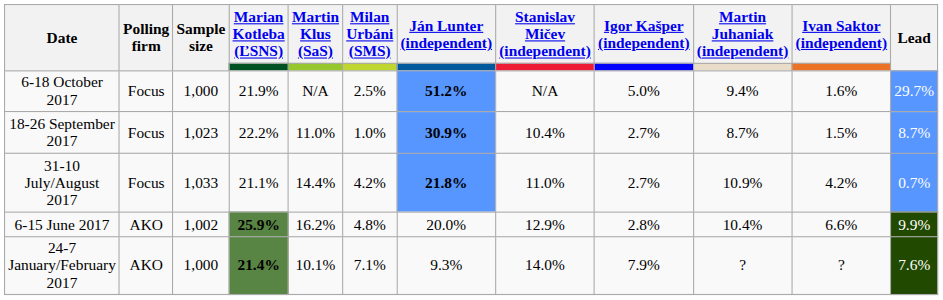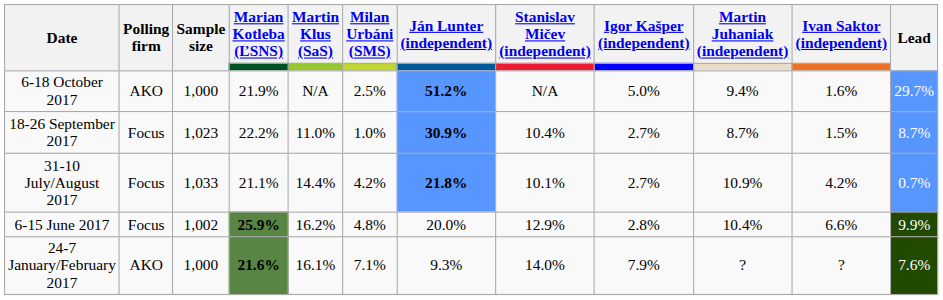(146, 91) Focus -> (146, 91) AKO
(545, 183) 11.0% -> (545, 183) 10.1%
(146, 224) AKO -> (146, 224) Focus
(259, 266) 21.4% -> (259, 266) 21.6%
(315, 266) 10.1% -> (315, 266) 16.1%
